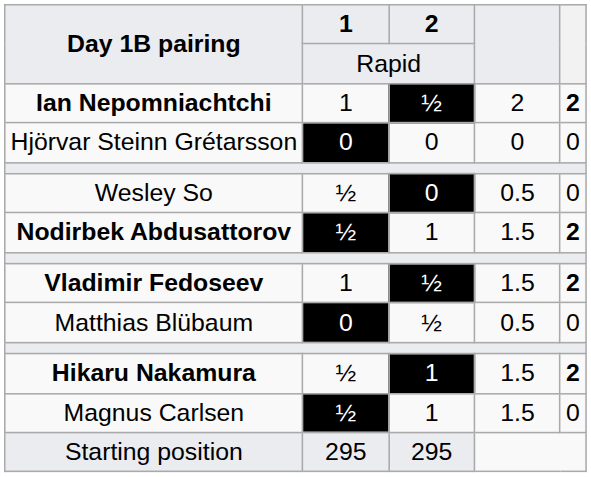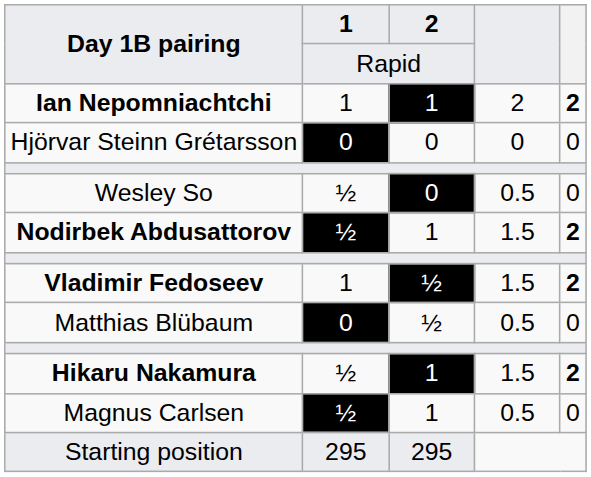(432, 102) ½ -> (432, 102) 1
(517, 412) 1.5 -> (517, 412) 0.5
